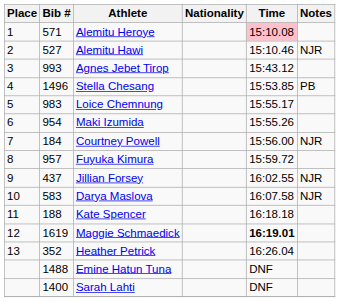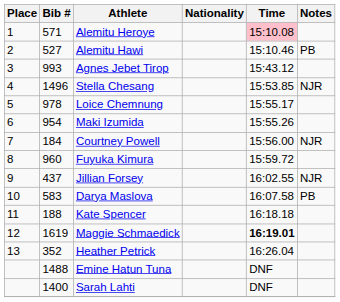(311, 50) NJR -> (308, 50) PB
(308, 86) PB -> (311, 86) NJR
(52, 104) 983 -> (52, 104) 978
(52, 159) 957 -> (52, 159) 960
(311, 196) NJR -> (308, 196) PB
